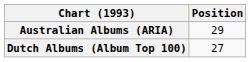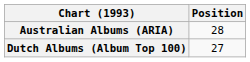(217, 30) 29 -> (217, 30) 28
